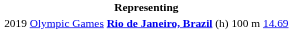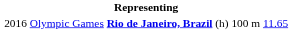(15, 23) 2019 -> (15, 23) 2016
(276, 23) 14.69 -> (276, 23) 11.65
